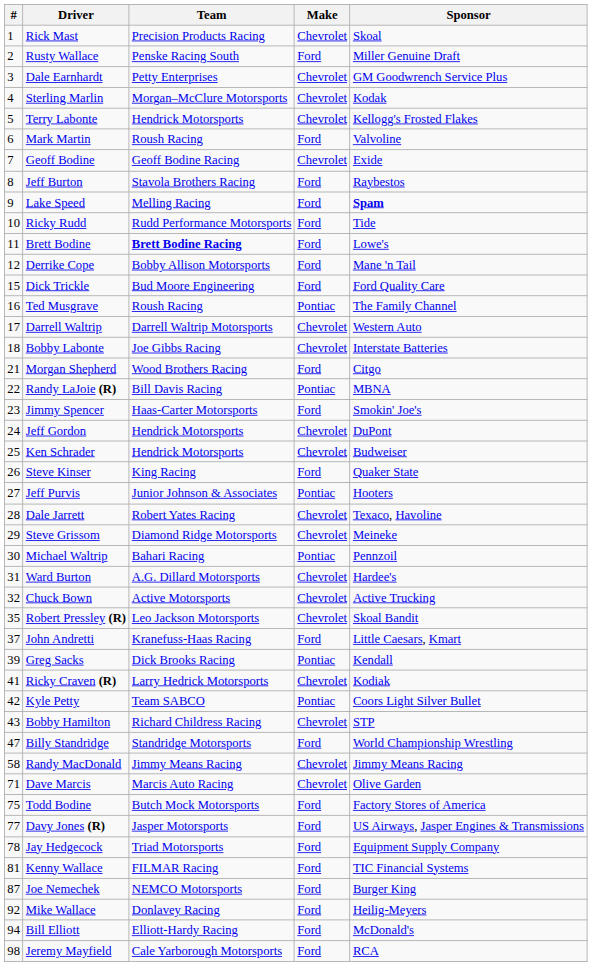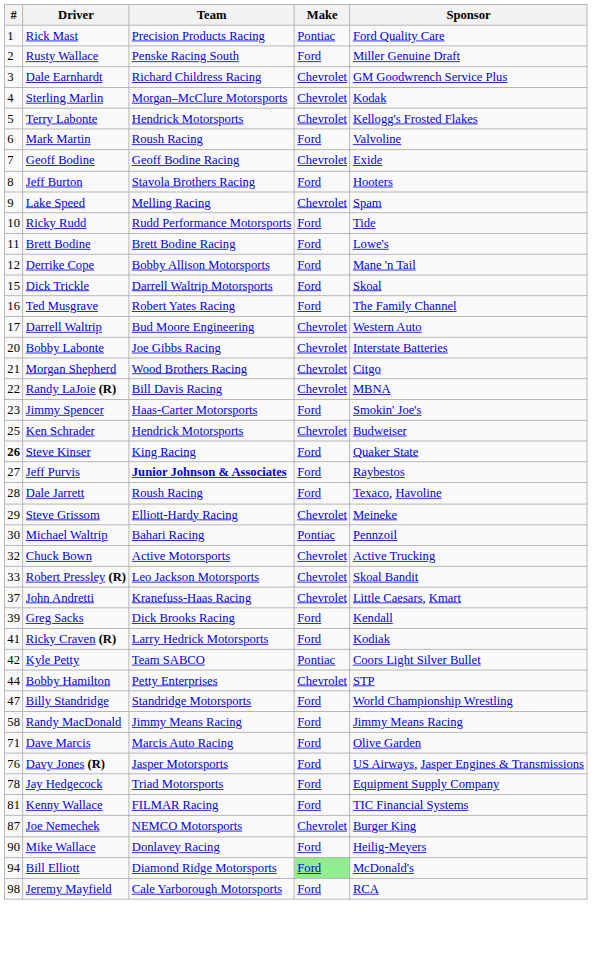(322, 35) Chevrolet -> (316, 35) Pontiac
(367, 35) Skoal -> (399, 35) Ford Quality Care
(175, 77) Petty Enterprises -> (197, 77) Richard Childress Racing
(379, 181) Raybestos -> (373, 181) Hooters
(309, 202) Ford -> (322, 202) Chevrolet
(368, 202) bold -> (367, 202) normal
(187, 243) bold -> (184, 243) normal
(193, 285) Bud Moore Engineering -> (202, 285) Darrell Waltrip Motorsports
(399, 285) Ford Quality Care -> (367, 285) Skoal
(167, 306) Roush Racing -> (183, 306) Robert Yates Racing
(316, 306) Pontiac -> (309, 306) Ford
(202, 327) Darrell Waltrip Motorsports -> (193, 327) Bud Moore Engineering
(14, 347) 18 -> (14, 347) 20
(309, 368) Ford -> (322, 368) Chevrolet
(316, 389) Pontiac -> (322, 389) Chevrolet
- row: (56, 431)
(14, 472) normal -> (14, 451) bold
(204, 493) normal -> (209, 472) bold
(316, 493) Pontiac -> (309, 472) Ford
(373, 493) Hooters -> (379, 472) Raybestos
(183, 514) Robert Yates Racing -> (167, 493) Roush Racing
(322, 514) Chevrolet -> (309, 493) Ford
(204, 535) Diamond Ridge Motorsports -> (185, 514) Elliott-Hardy Racing
- row: (58, 576)
(14, 618) 35 -> (14, 576) 33
(309, 639) Ford -> (322, 597) Chevrolet
(316, 659) Pontiac -> (309, 618) Ford
(322, 680) Chevrolet -> (309, 639) Ford
(14, 722) 43 -> (14, 680) 44
(197, 722) Richard Childress Racing -> (175, 680) Petty Enterprises
(322, 763) Chevrolet -> (309, 722) Ford
(322, 784) Chevrolet -> (309, 743) Ford
- row: (58, 805)
(14, 826) 77 -> (14, 763) 76
(309, 888) Ford -> (322, 826) Chevrolet
(14, 909) 92 -> (14, 847) 90
(185, 930) Elliott-Hardy Racing -> (204, 867) Diamond Ridge Motorsports
(309, 930) no background -> (309, 867) lightgreen background
